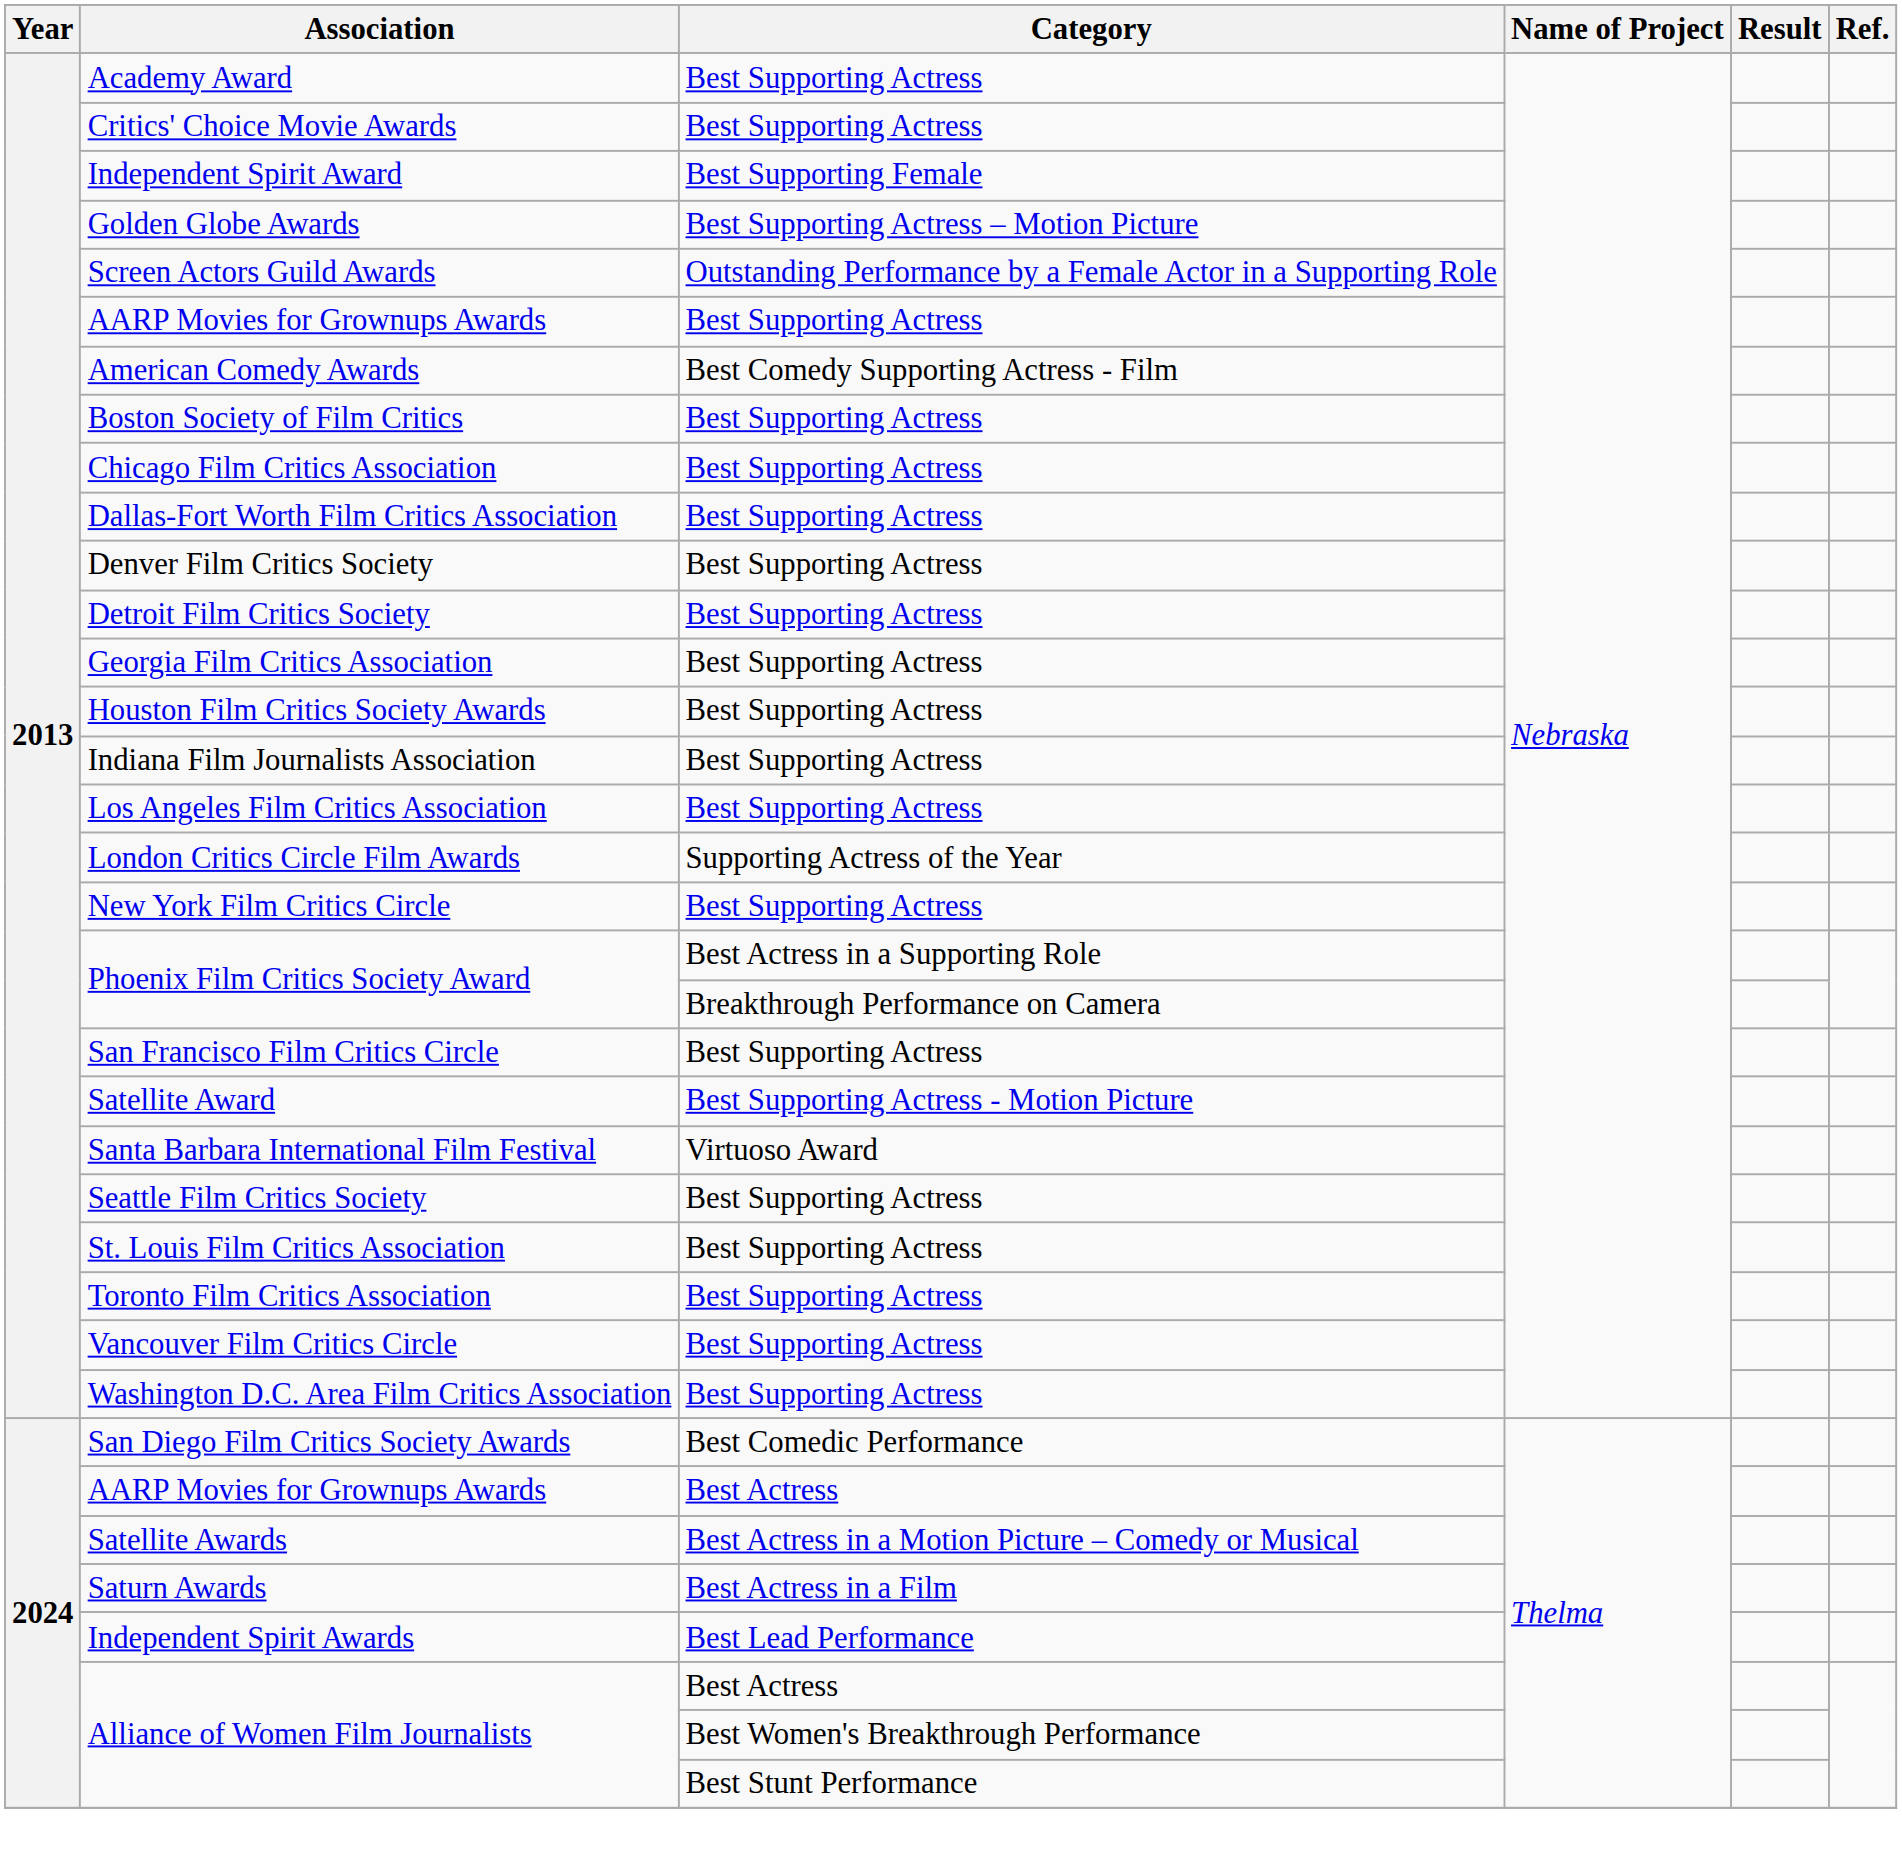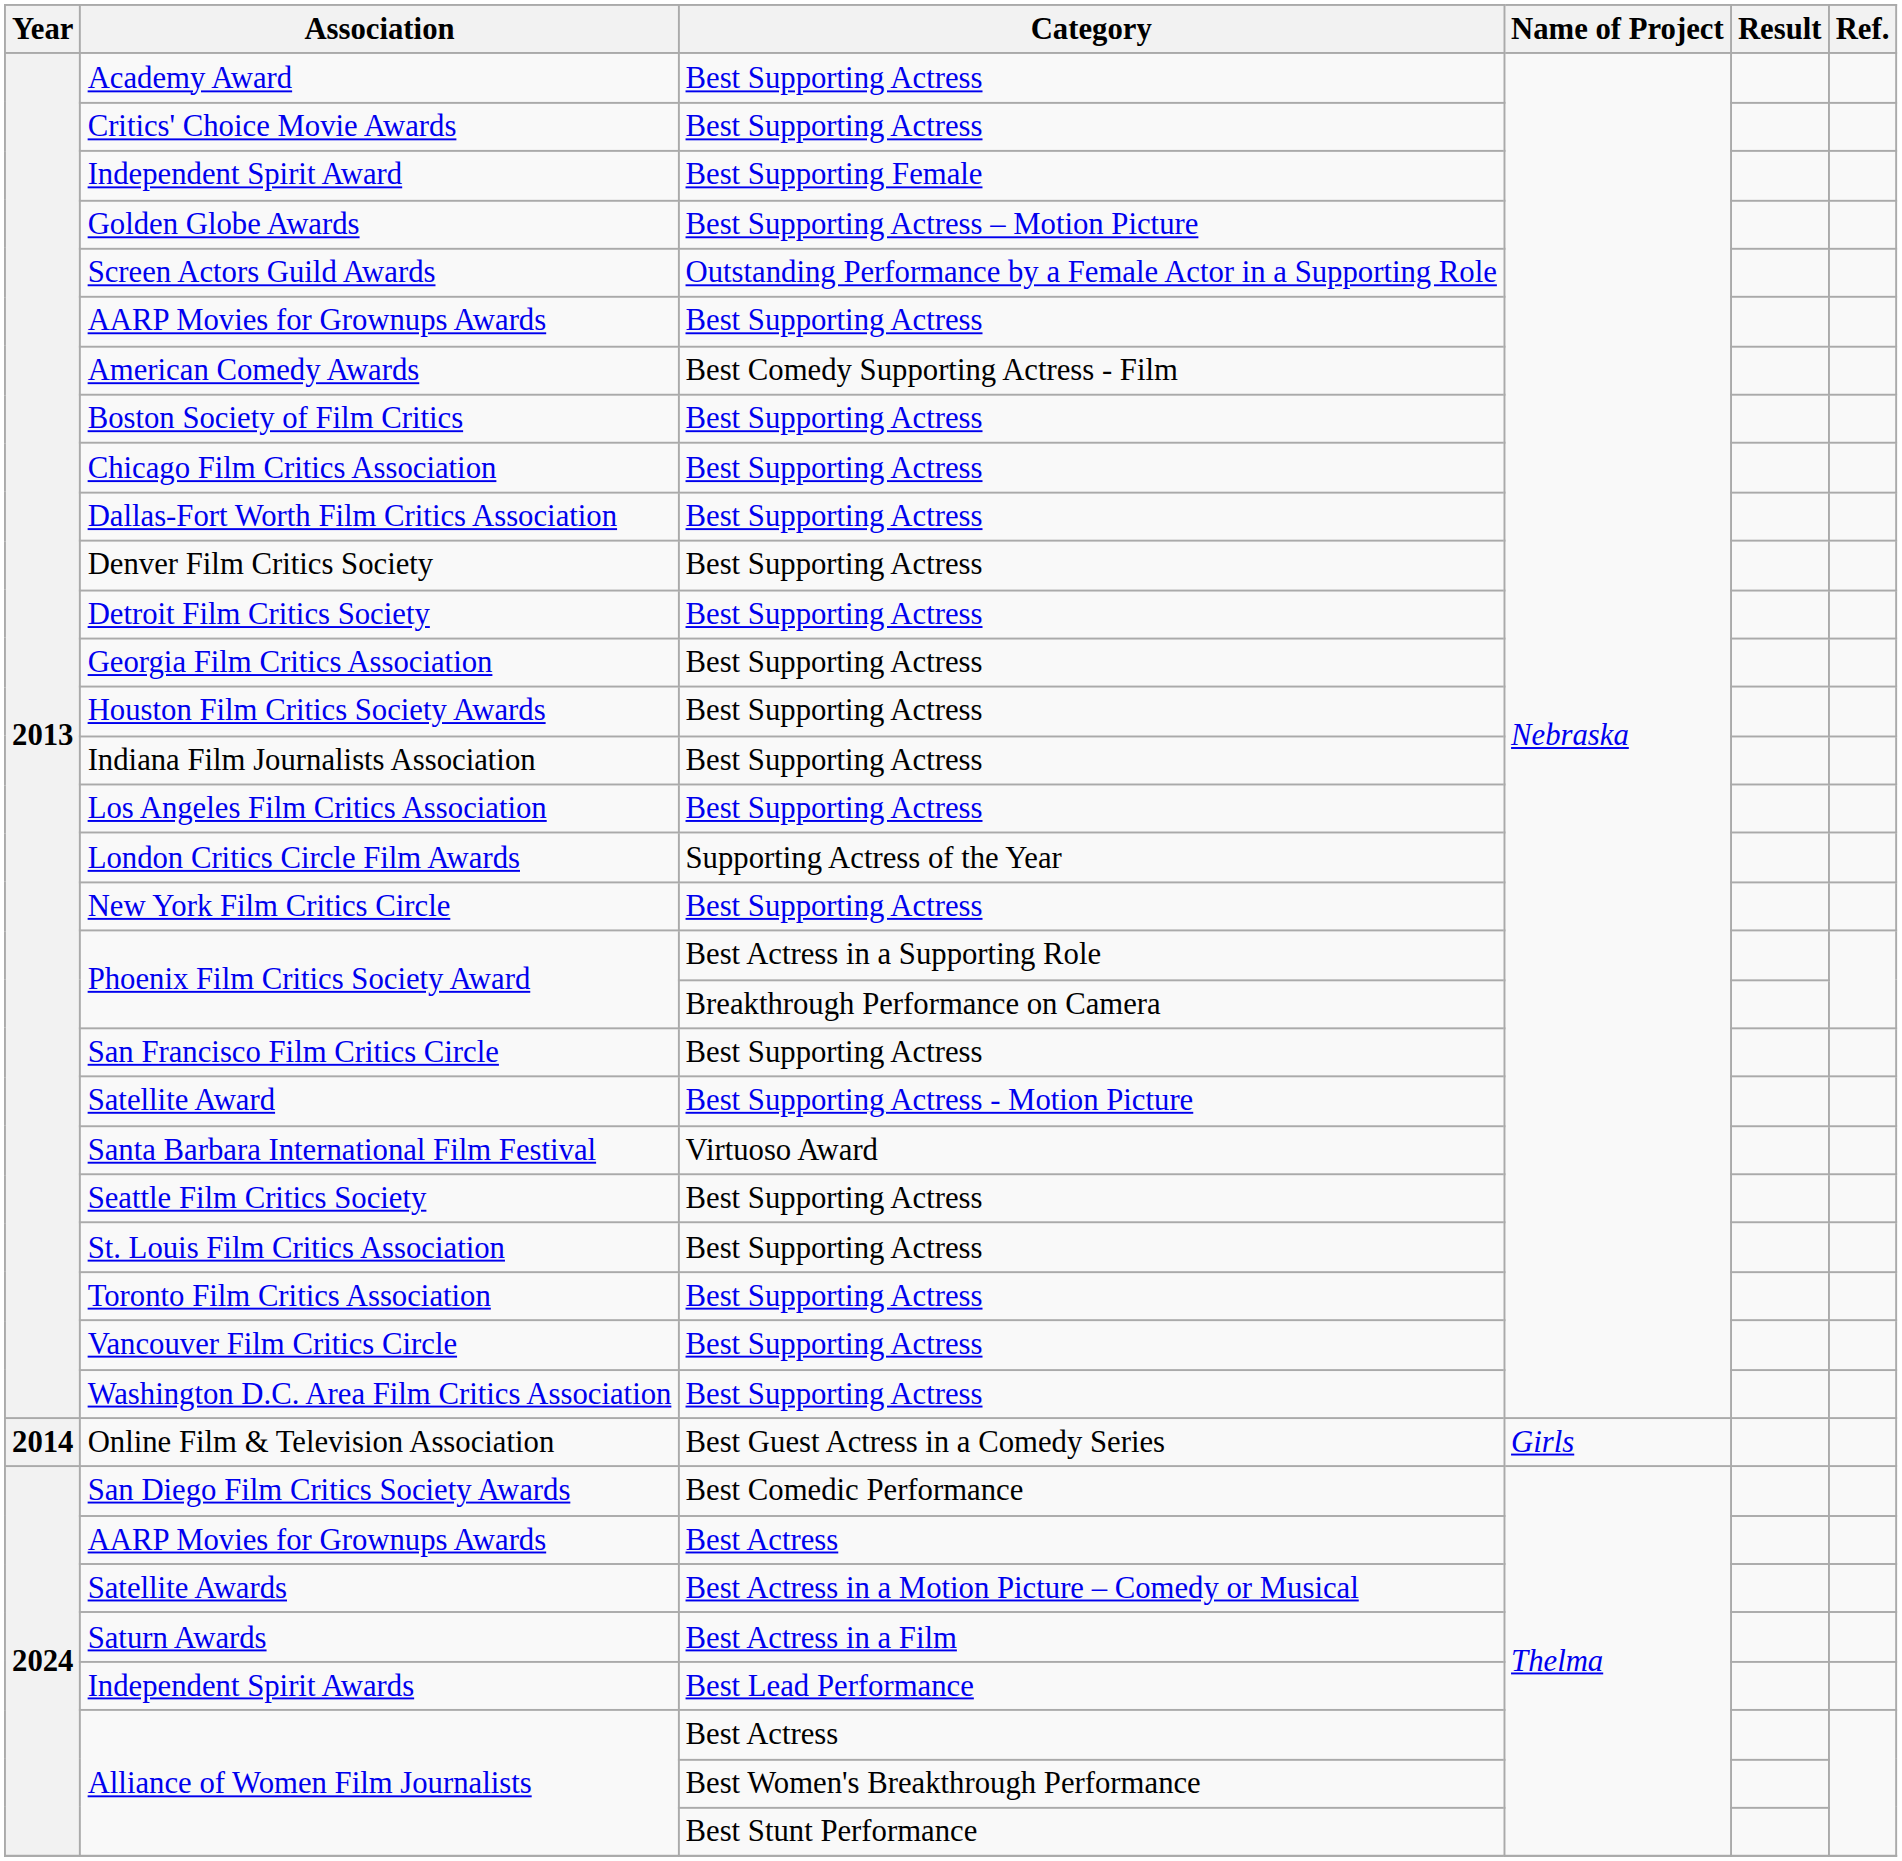+ row: (321, 1441)
